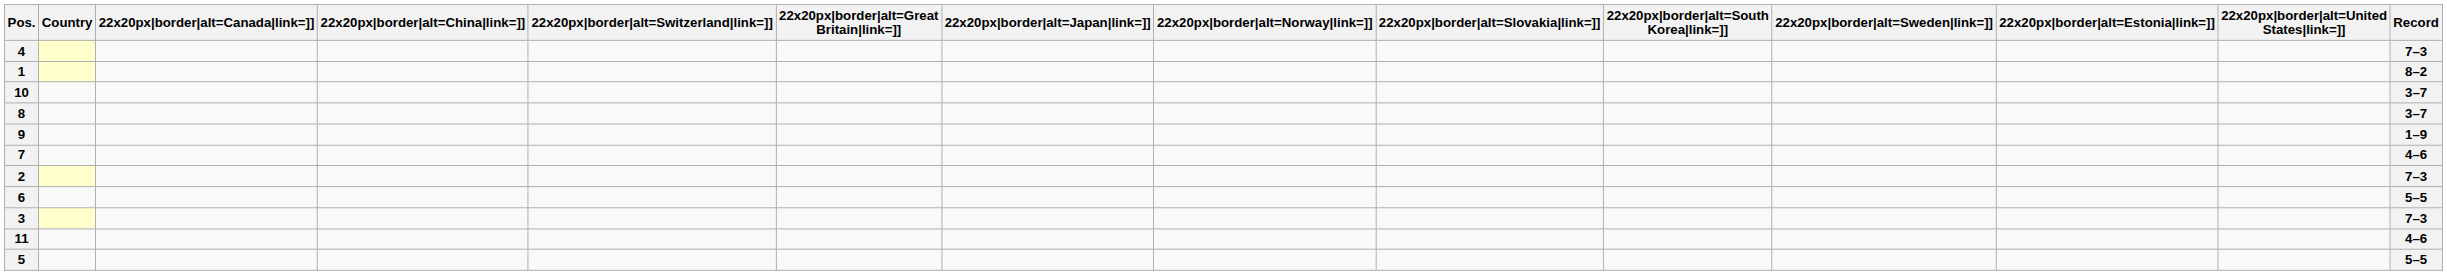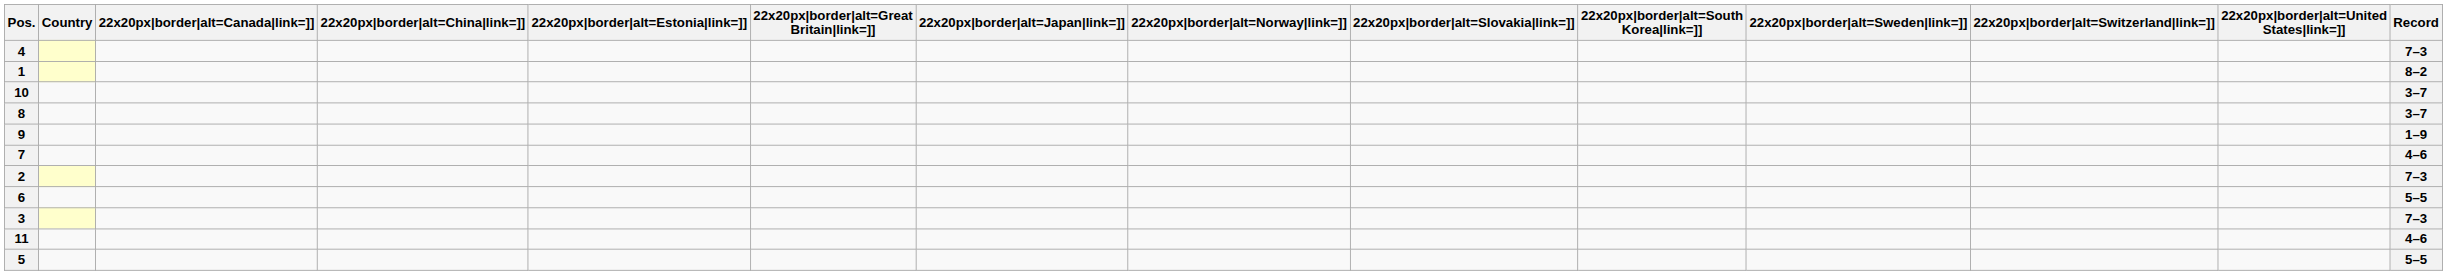columns swapped: (2107, 23) <-> (652, 23)
